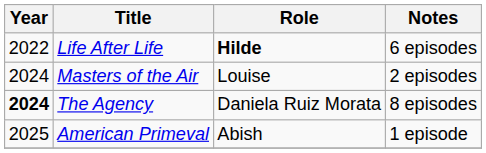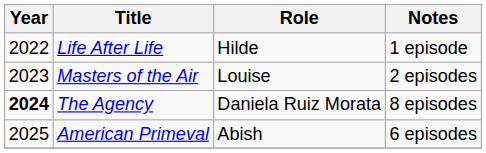(239, 47) bold -> (238, 47) normal
(433, 47) 6 episodes -> (429, 47) 1 episode
(29, 76) 2024 -> (29, 76) 2023
(429, 133) 1 episode -> (433, 133) 6 episodes
